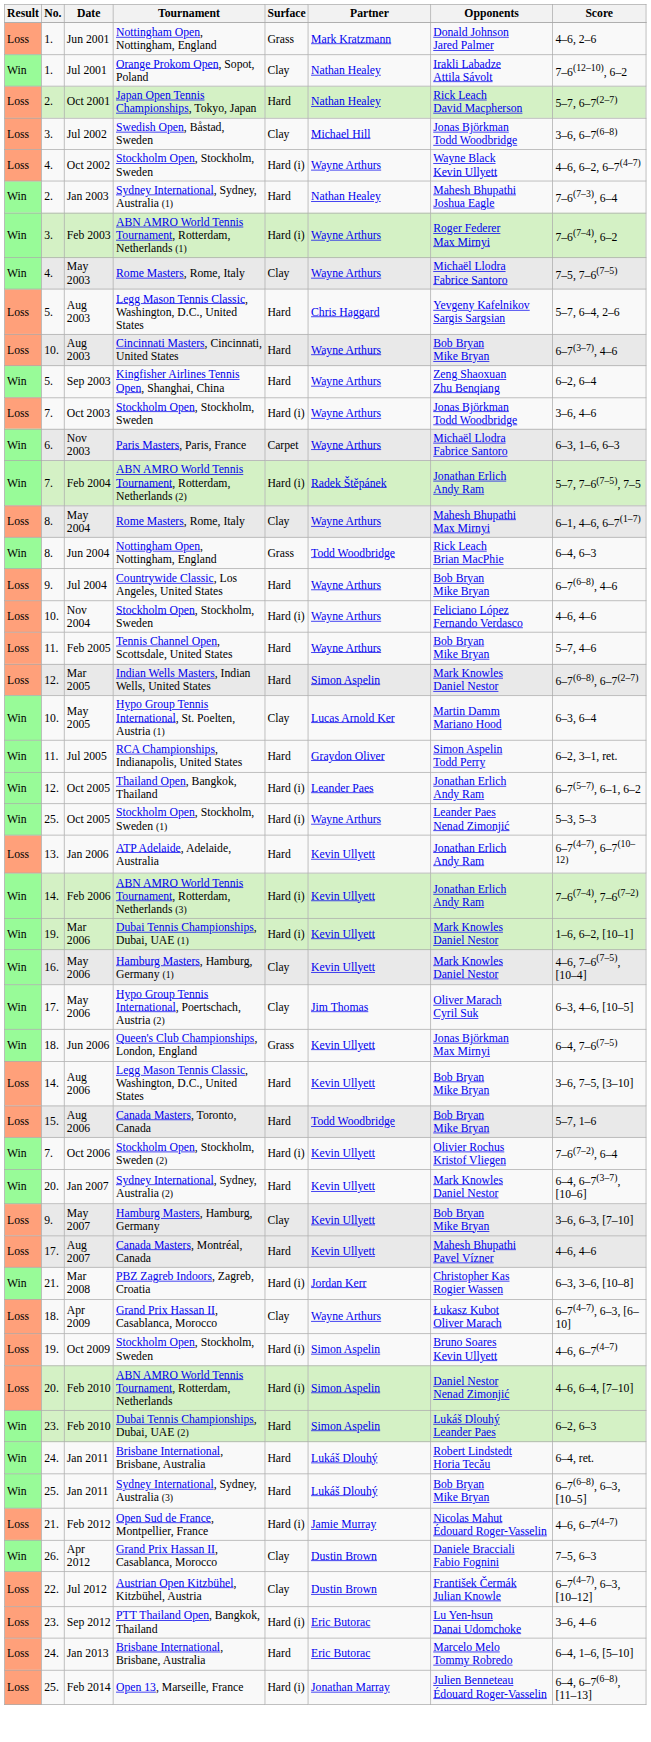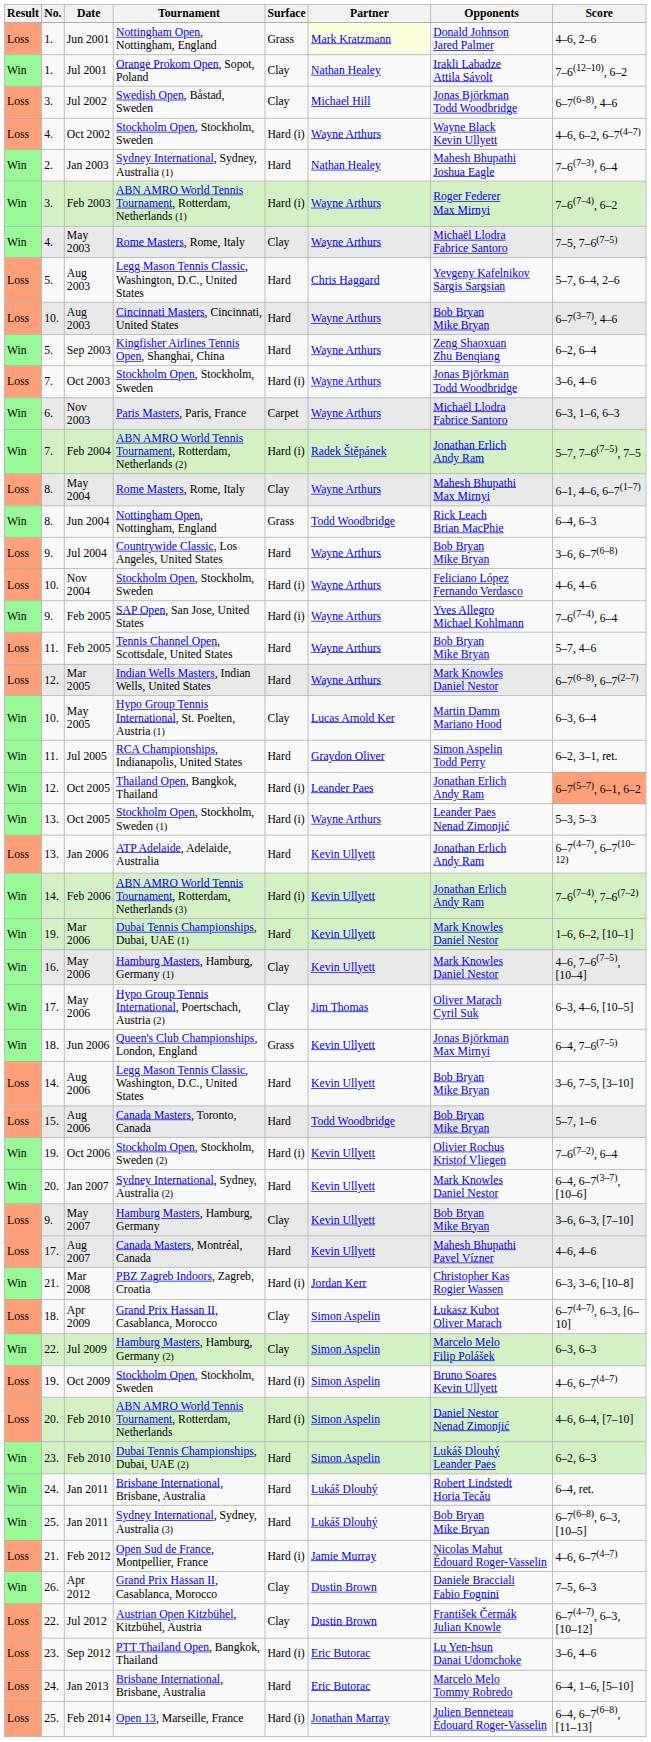(351, 38) no background -> (351, 38) lightyellow background
- row: (88, 102)
(586, 133) 3–6, 6–7(6–8) -> (586, 102) 6–7(6–8), 4–6
(586, 584) 6–7(6–8), 4–6 -> (586, 553) 3–6, 6–7(6–8)
+ row: (89, 616)
(346, 679) Simon Aspelin -> (346, 679) Wayne Arthurs
(598, 788) no background -> (598, 788) lightsalmon background
(52, 819) 25. -> (52, 819) 13.
(286, 934) Hard (i) -> (279, 934) Hard
(49, 1153) 7. -> (52, 1153) 19.
(346, 1316) Wayne Arthurs -> (346, 1316) Simon Aspelin
+ row: (87, 1349)
